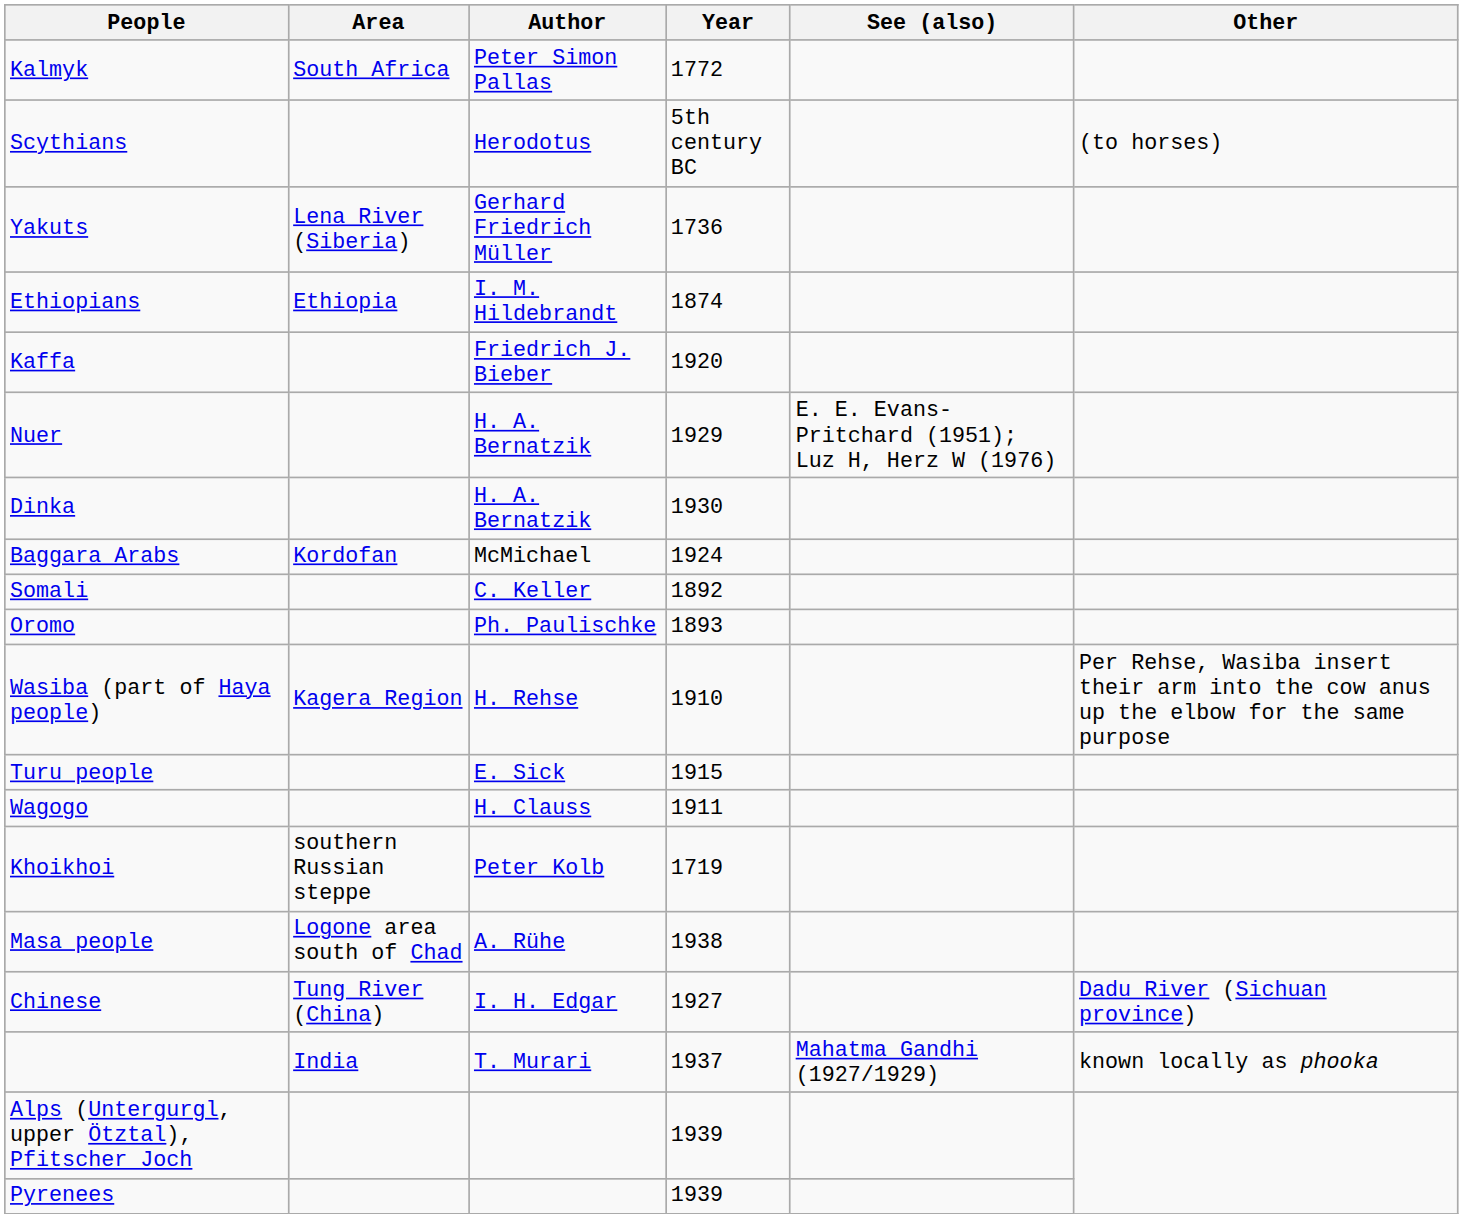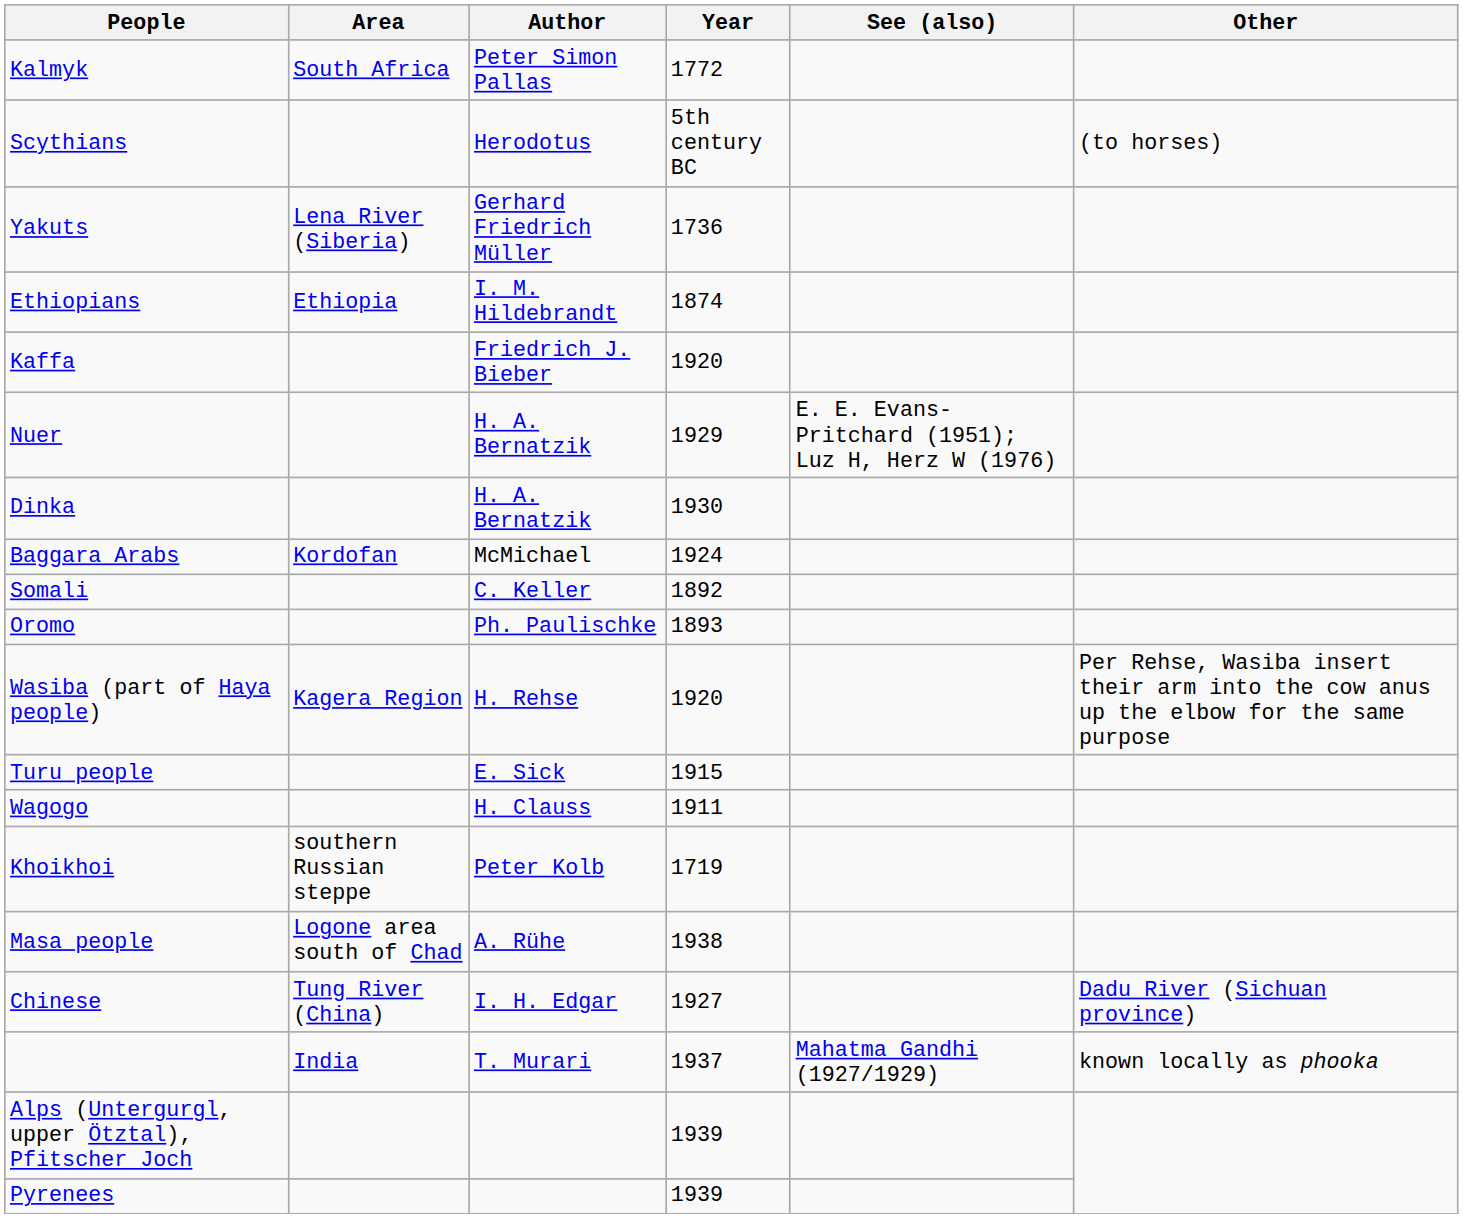(697, 700) 1910 -> (697, 700) 1920
